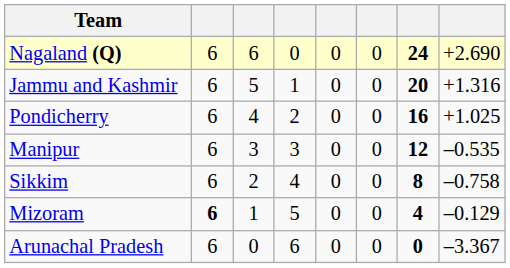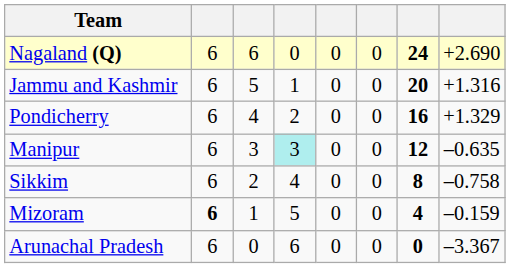(472, 117) +1.025 -> (472, 117) +1.329
(295, 149) no background -> (295, 149) paleturquoise background
(472, 149) –0.535 -> (472, 149) –0.635
(472, 213) –0.129 -> (472, 213) –0.159
